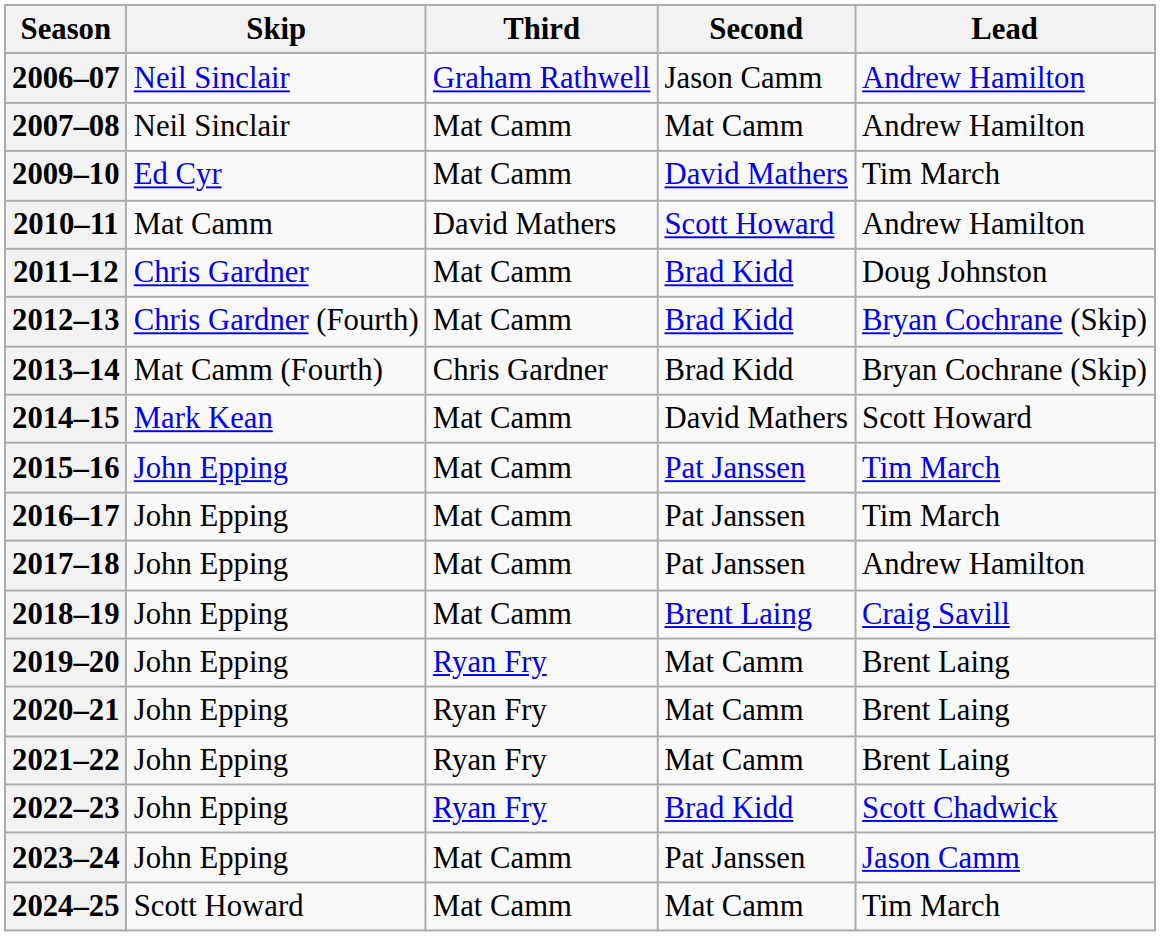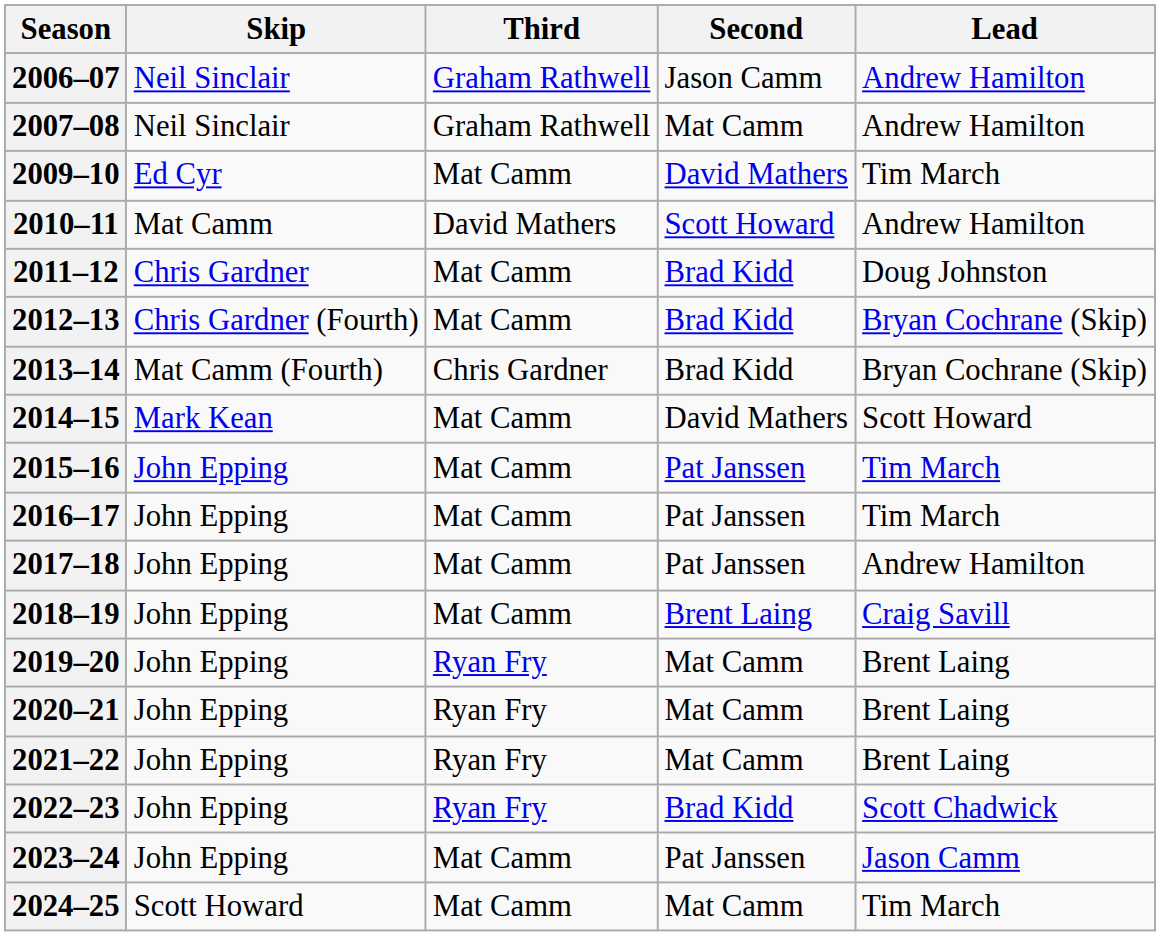(502, 126) Mat Camm -> (542, 126) Graham Rathwell
